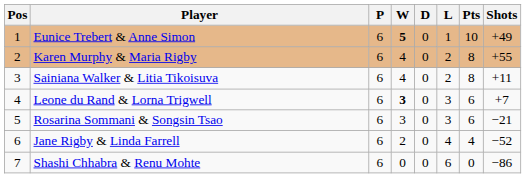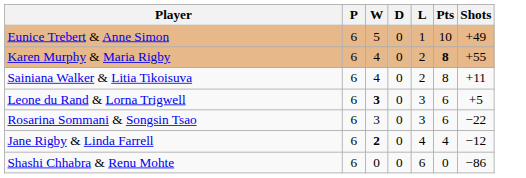- column: (17, 15)
(403, 36) bold -> (377, 36) normal
(471, 57) normal -> (445, 57) bold
(502, 99) +7 -> (476, 99) +5
(502, 120) −21 -> (476, 120) −22
(403, 141) normal -> (377, 141) bold
(502, 141) −52 -> (476, 141) −12
